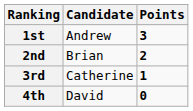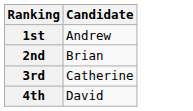- column: (162, 15)
